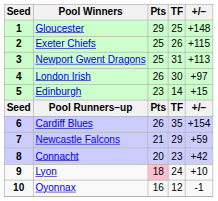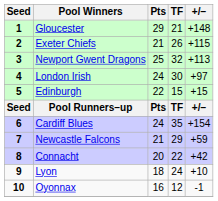(177, 28) 25 -> (177, 28) 21
(158, 44) 25 -> (158, 44) 21
(177, 60) 31 -> (177, 60) 32
(158, 76) 26 -> (158, 76) 24
(158, 92) 23 -> (158, 92) 22
(177, 92) 14 -> (177, 92) 15
(158, 124) 26 -> (158, 124) 24
(177, 156) 23 -> (177, 156) 22
(158, 172) pink background -> (158, 172) no background
